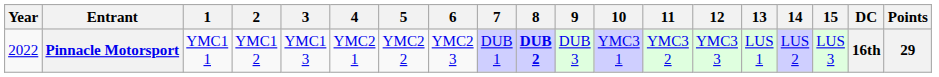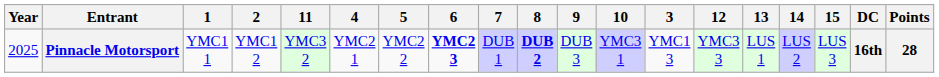columns swapped: (305, 16) <-> (668, 16)
(23, 50) 2022 -> (23, 50) 2025
(453, 50) normal -> (453, 50) bold
(908, 50) 29 -> (909, 50) 28
